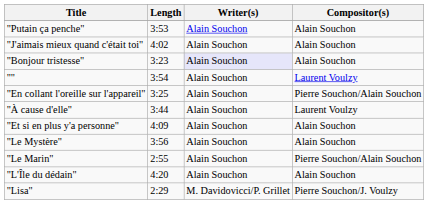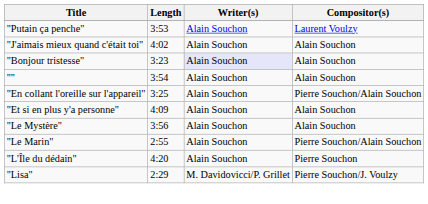(325, 28) Alain Souchon -> (326, 28) Laurent Voulzy
(326, 77) Laurent Voulzy -> (325, 77) Alain Souchon
- row: (39, 110)
(325, 175) Alain Souchon -> (326, 158) Pierre Souchon
